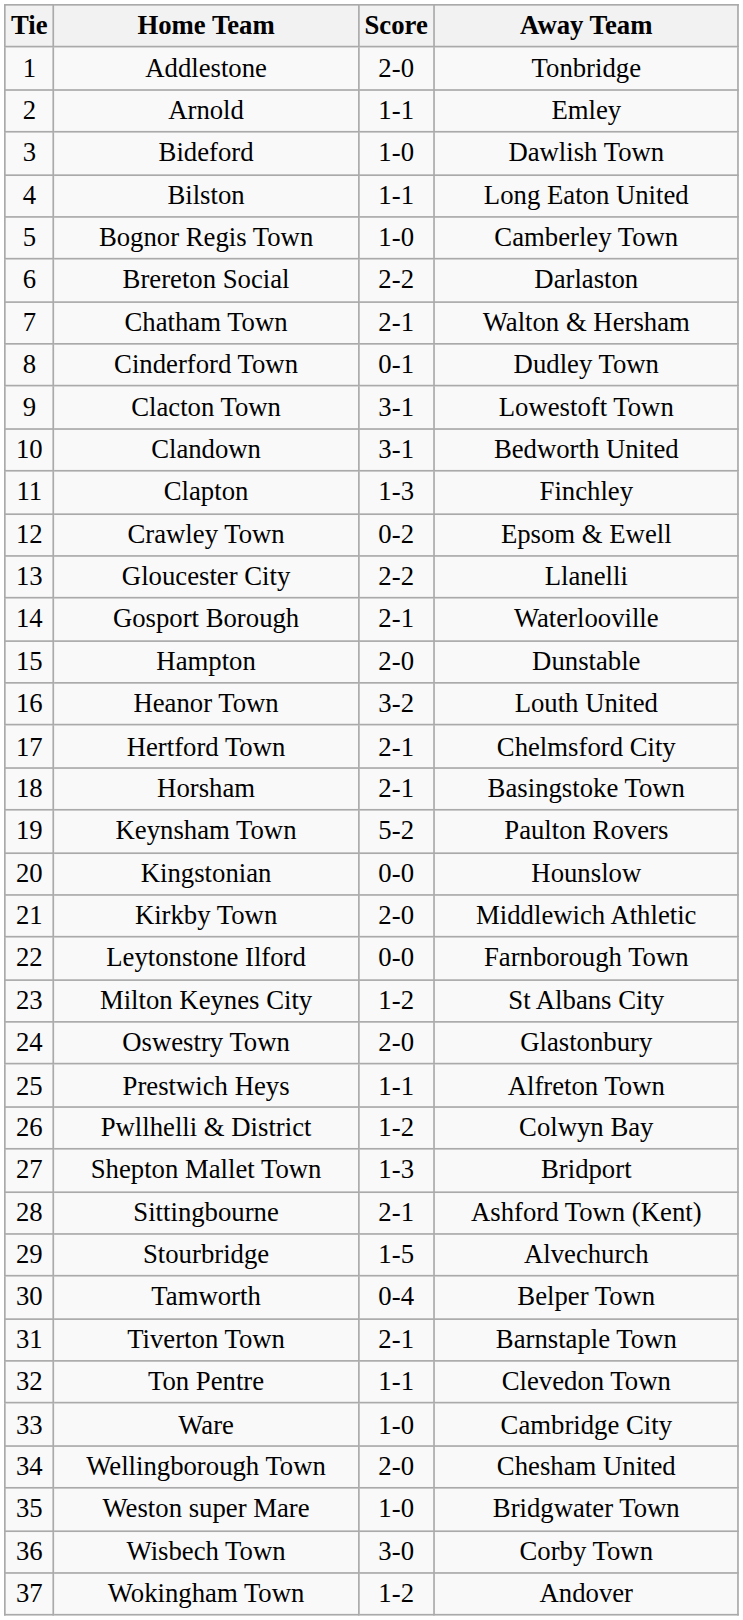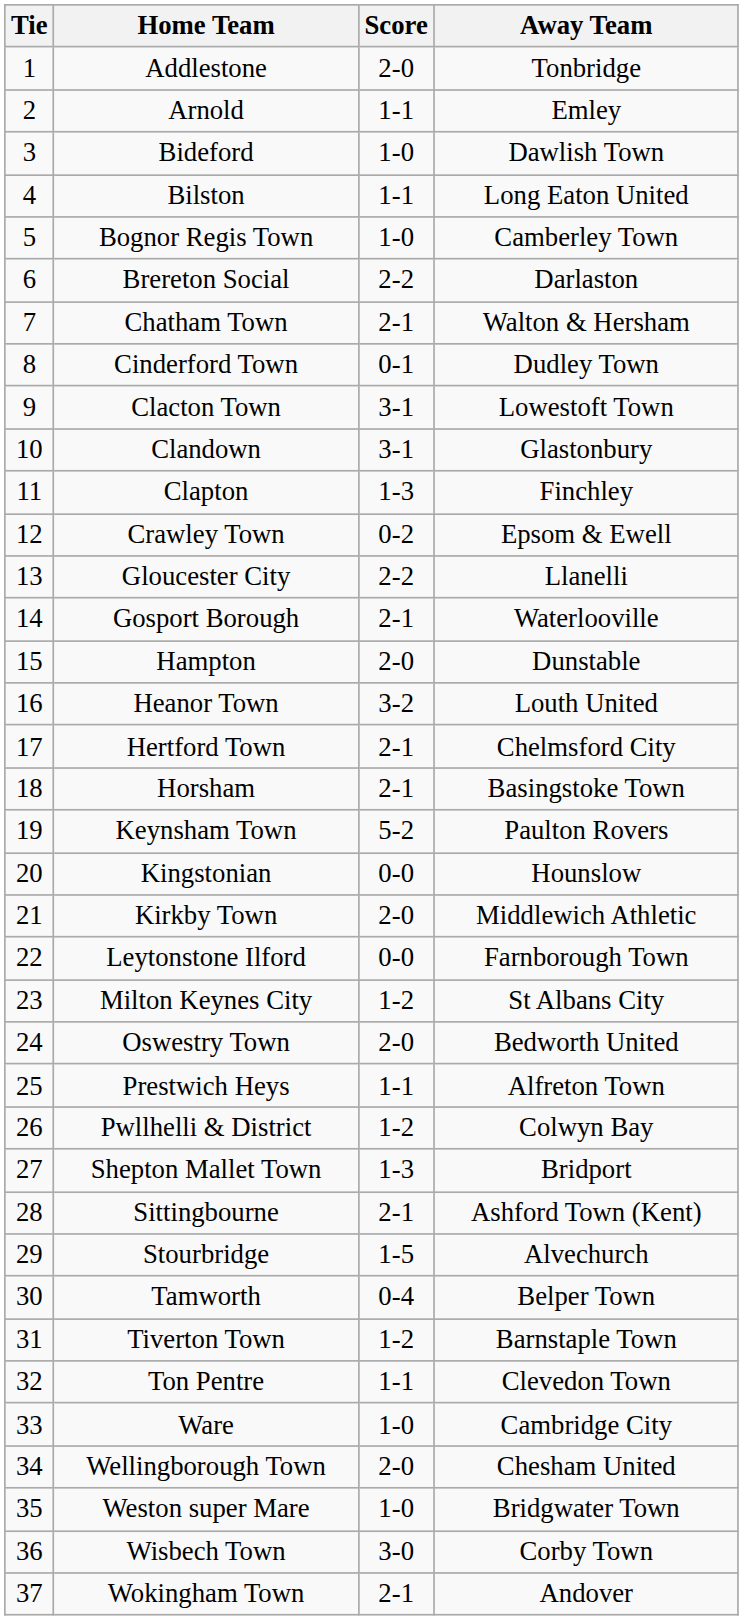(586, 449) Bedworth United -> (586, 449) Glastonbury
(586, 1042) Glastonbury -> (586, 1042) Bedworth United
(396, 1339) 2-1 -> (396, 1339) 1-2
(396, 1593) 1-2 -> (396, 1593) 2-1
